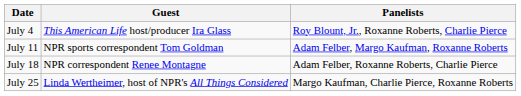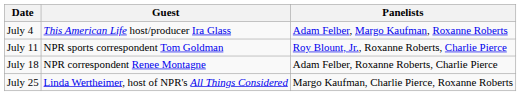(400, 30) Roy Blount, Jr., Roxanne Roberts, Charlie Pierce -> (400, 30) Adam Felber, Margo Kaufman, Roxanne Roberts
(400, 47) Adam Felber, Margo Kaufman, Roxanne Roberts -> (400, 47) Roy Blount, Jr., Roxanne Roberts, Charlie Pierce
